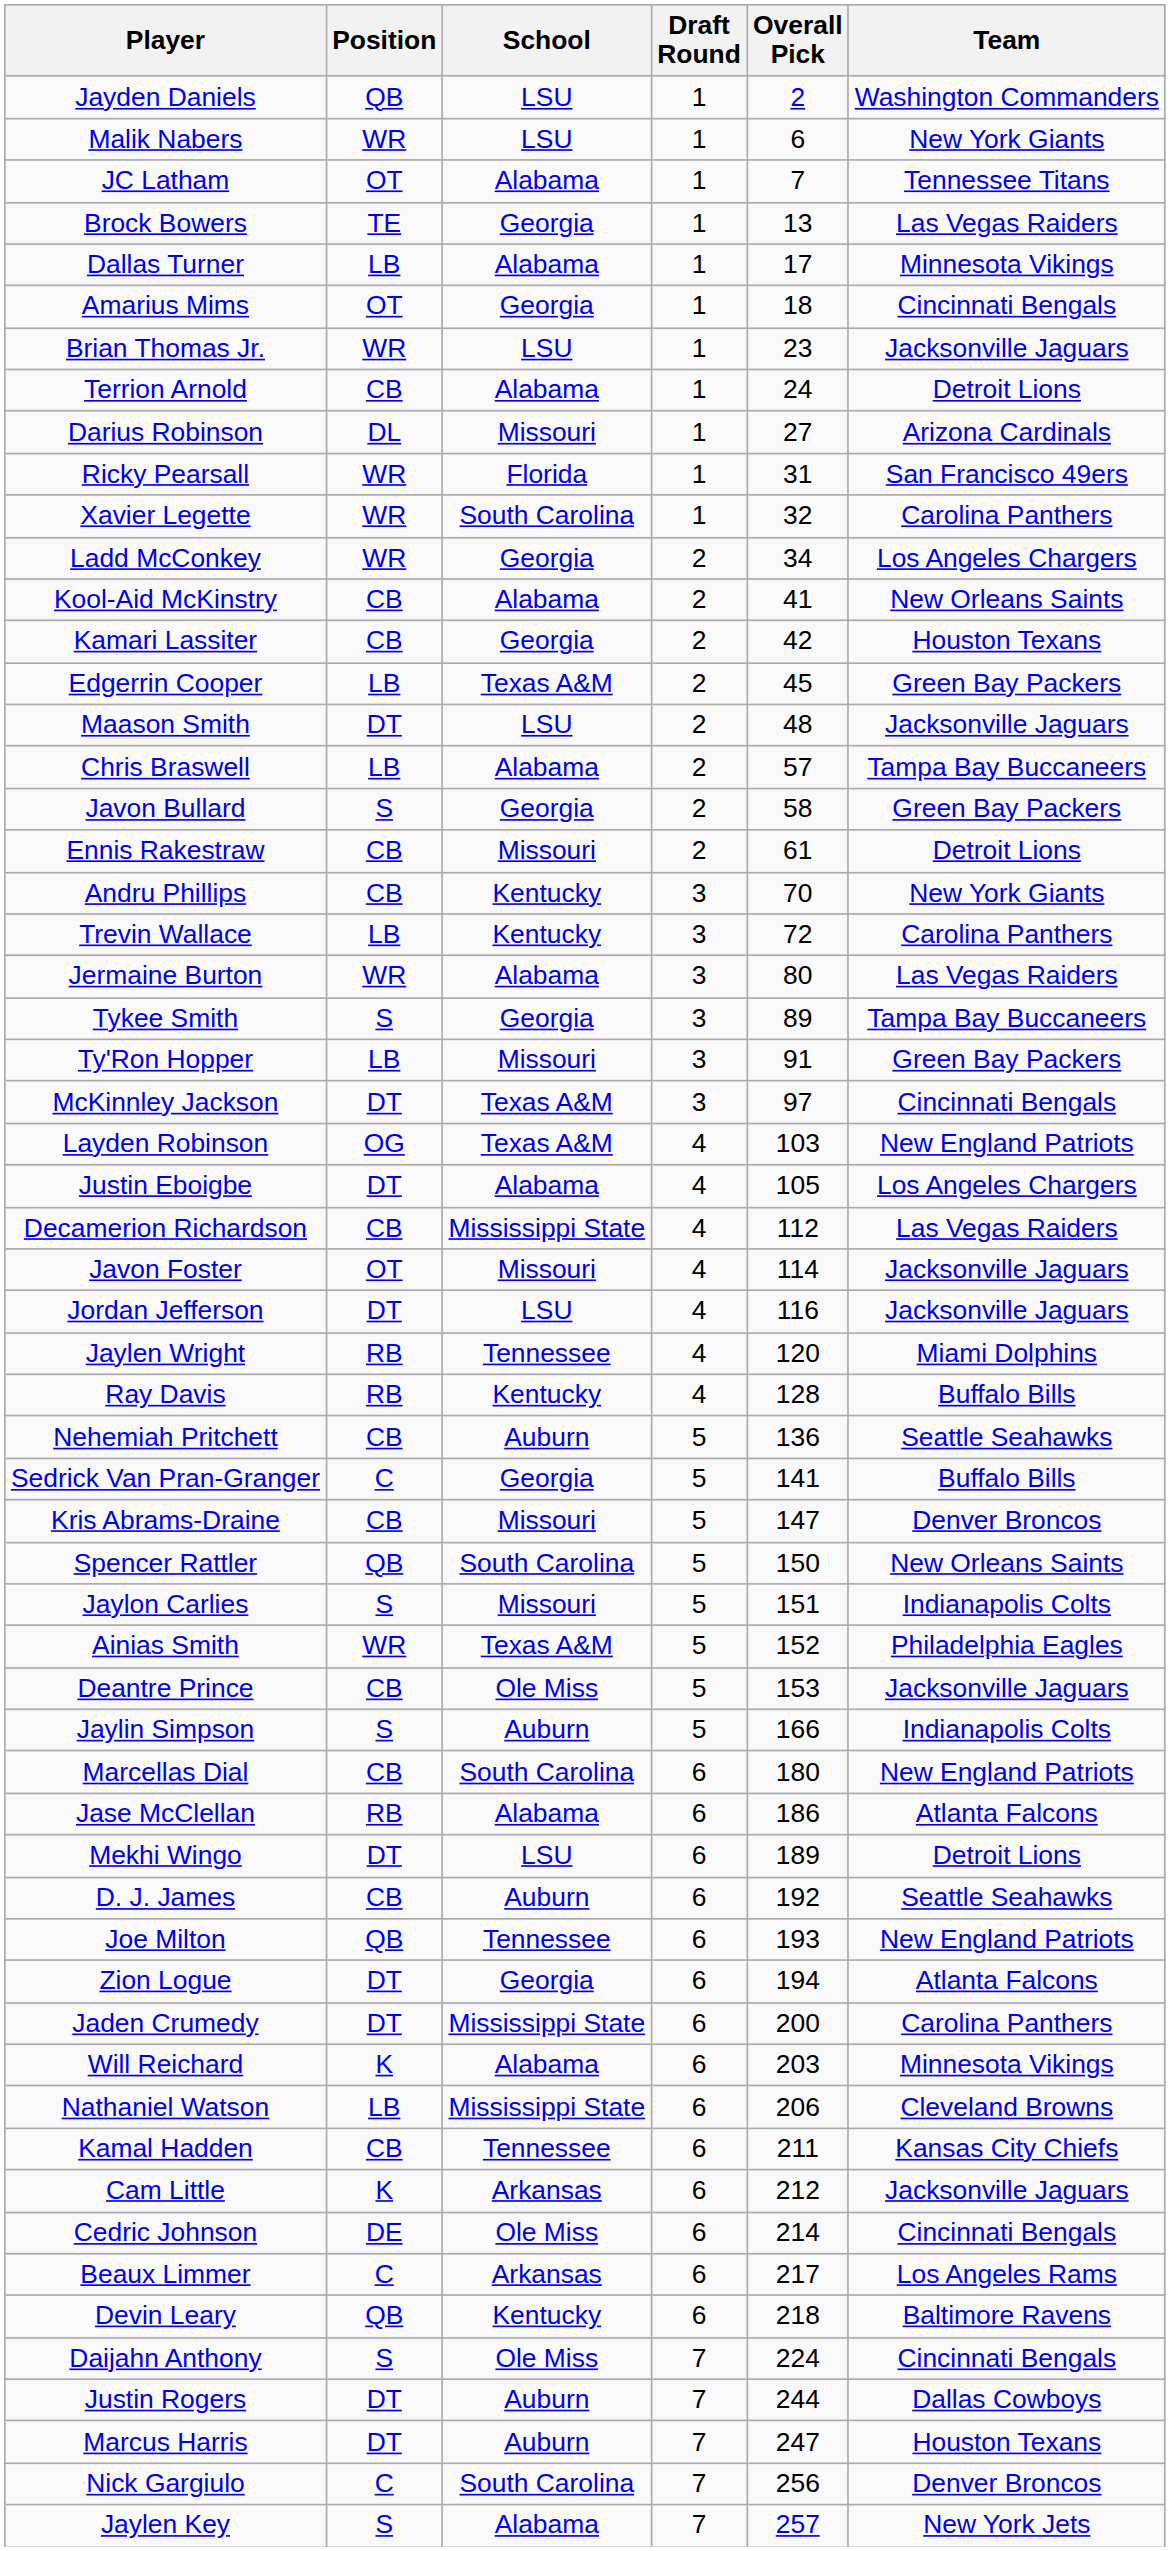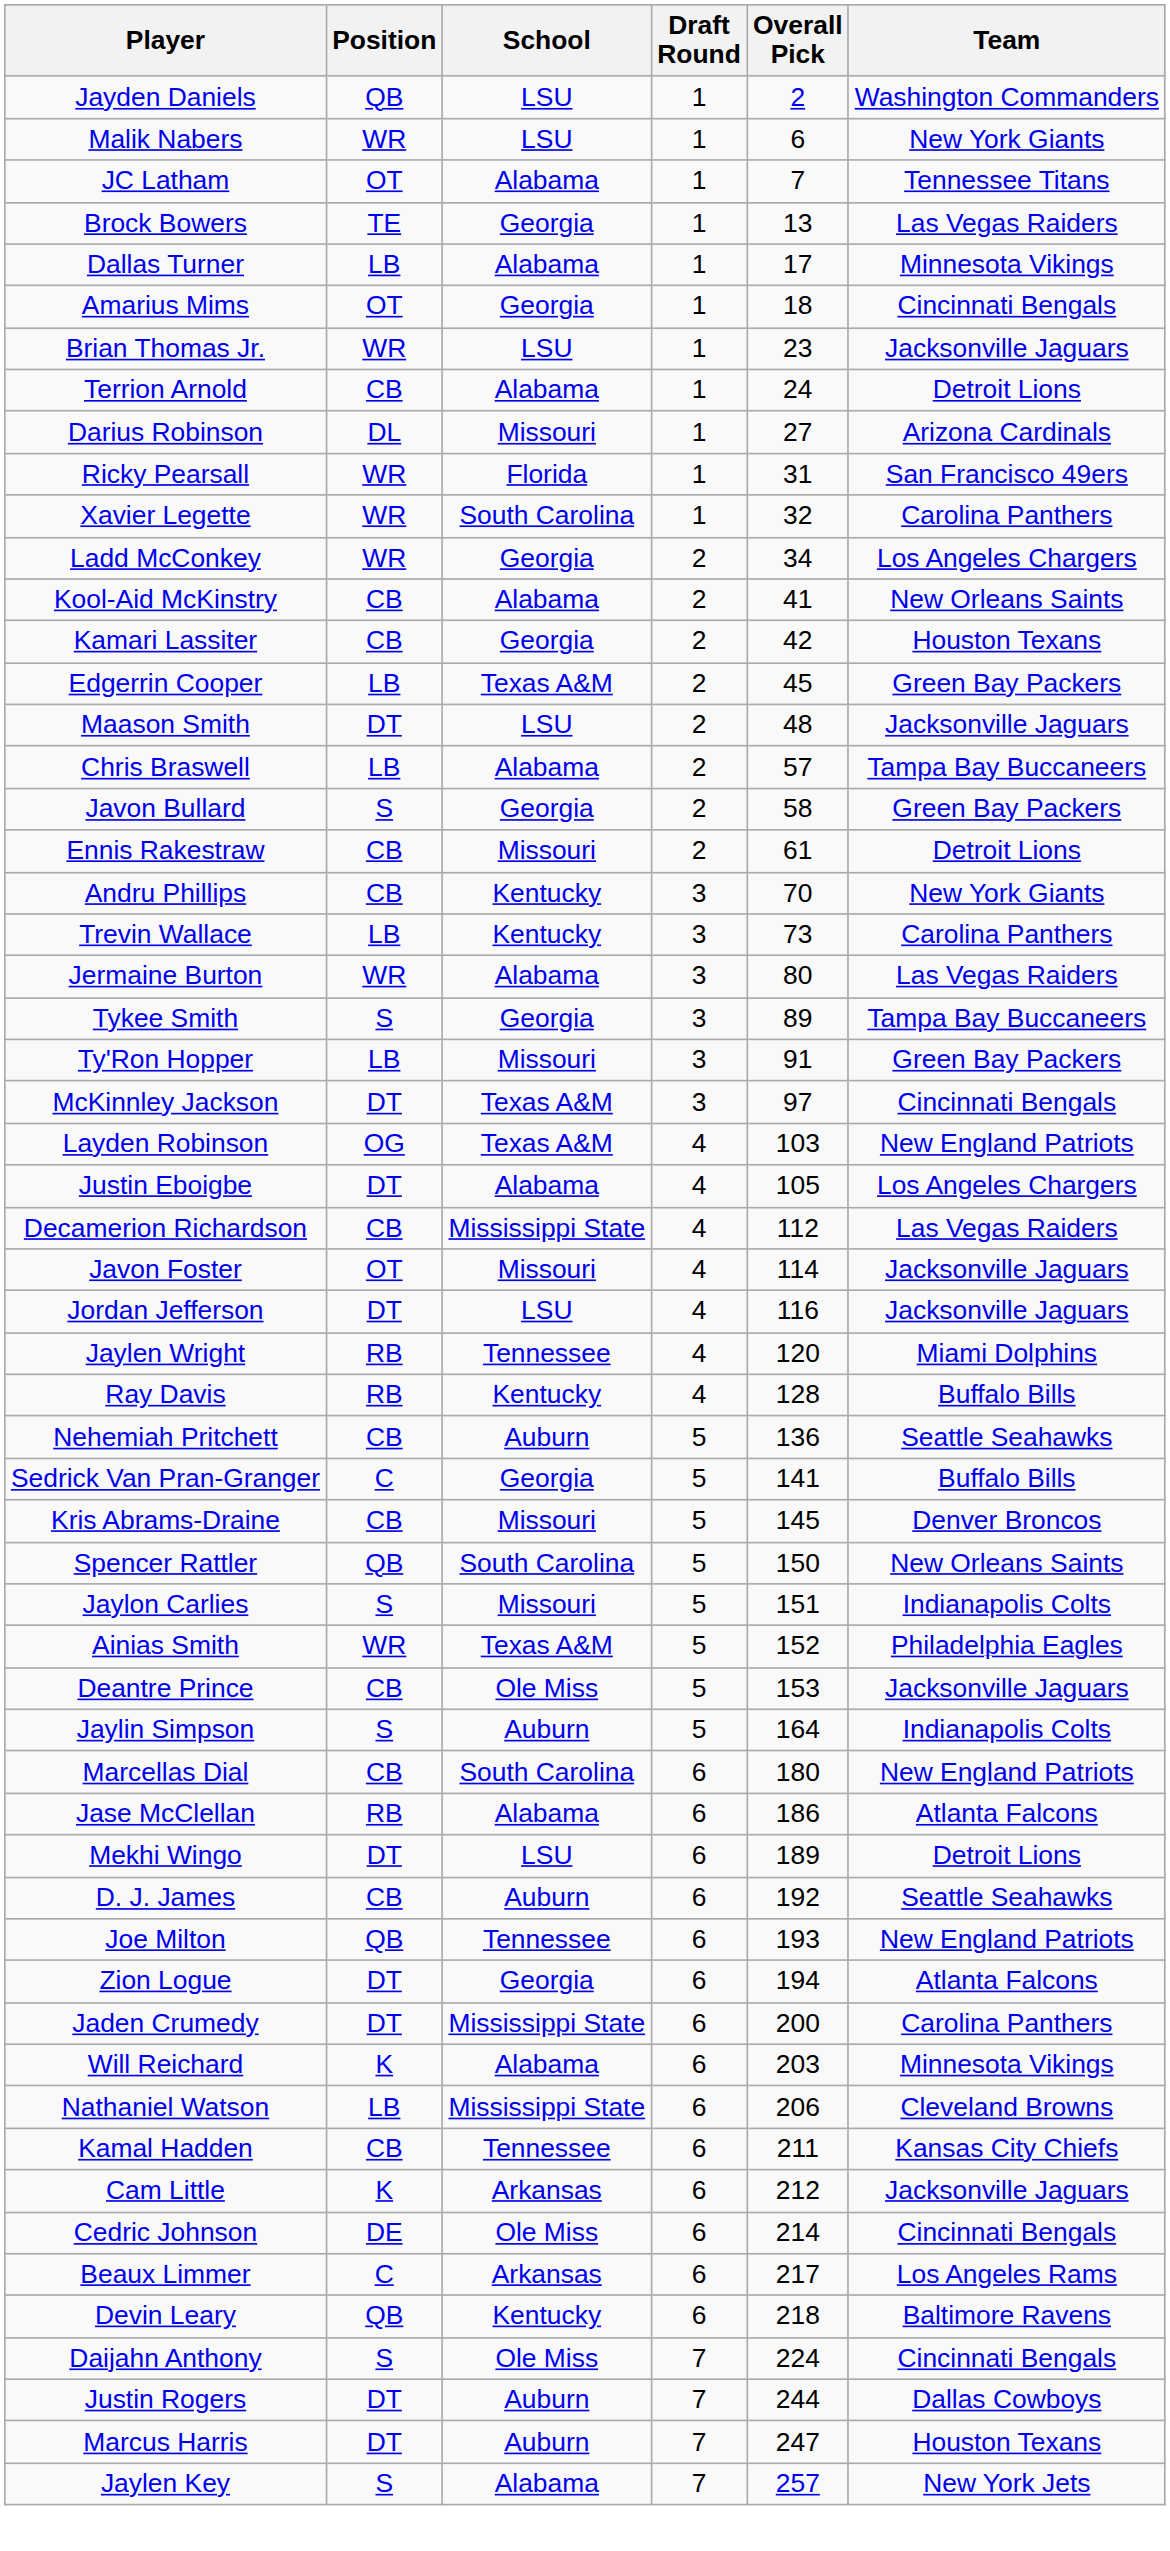(798, 934) 72 -> (798, 934) 73
(798, 1520) 147 -> (798, 1520) 145
(798, 1729) 166 -> (798, 1729) 164
- row: (165, 2483)
